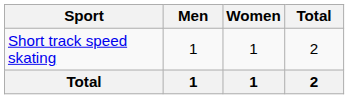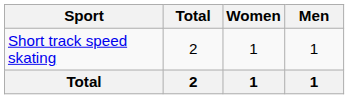columns swapped: (193, 16) <-> (314, 16)
